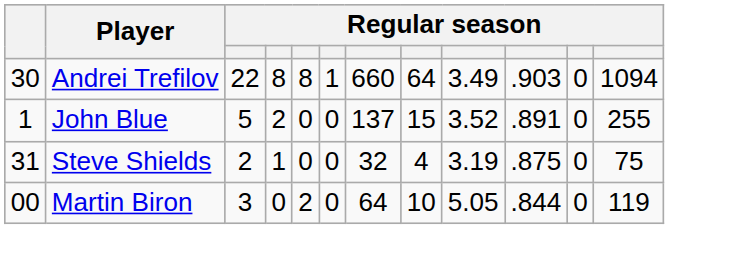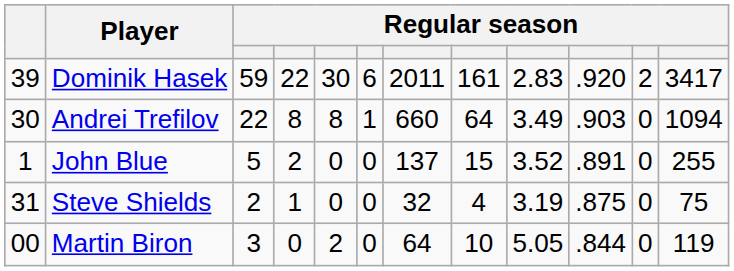+ row: (140, 78)
